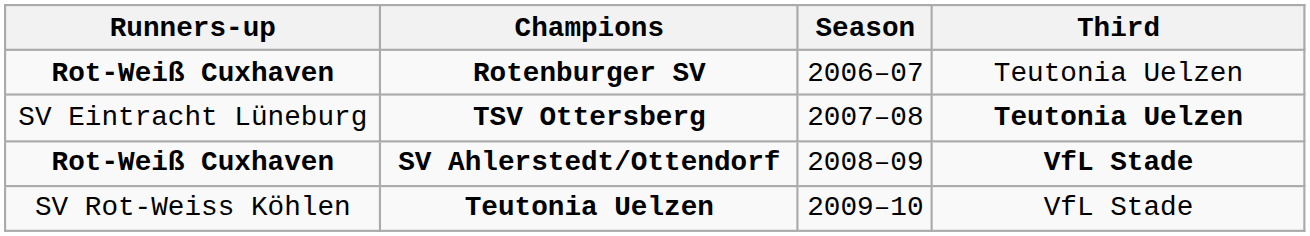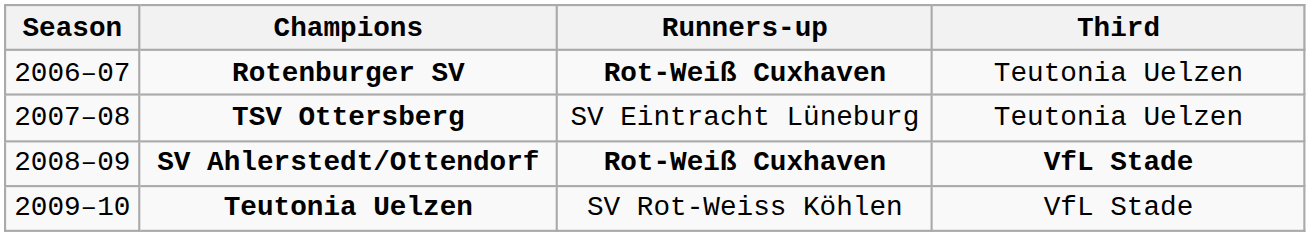columns swapped: (865, 28) <-> (193, 28)
(1118, 118) bold -> (1118, 118) normal
